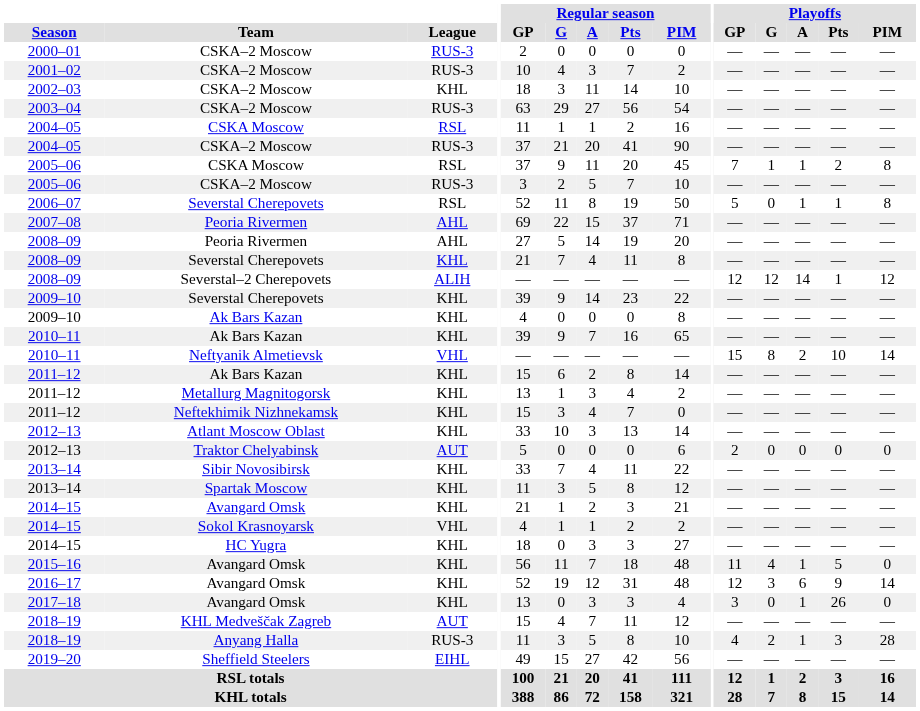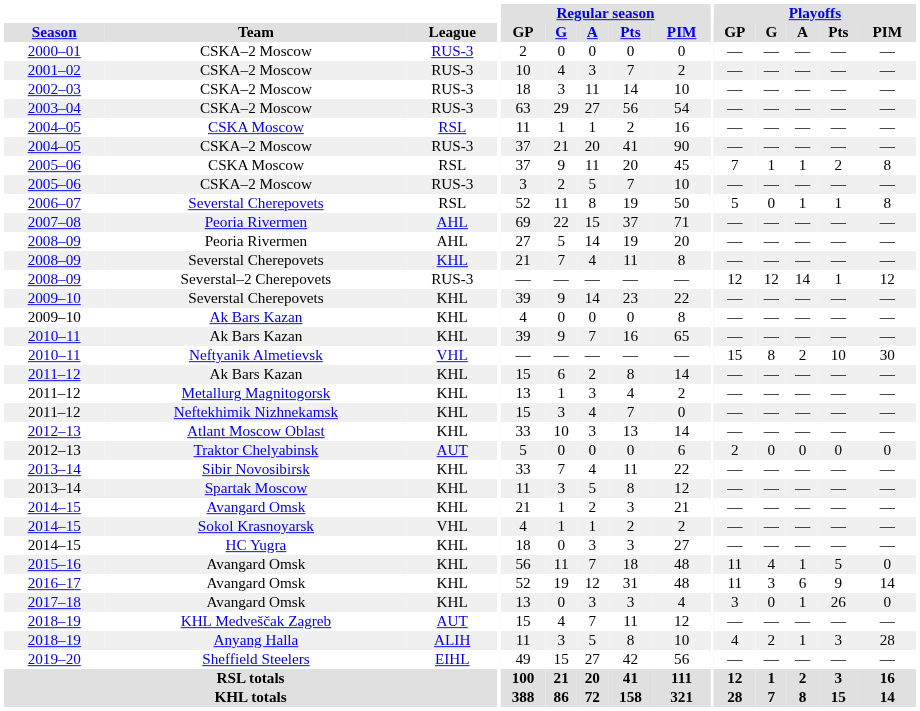(452, 89) KHL -> (452, 89) RUS-3
(452, 279) ALIH -> (452, 279) RUS-3
(887, 355) 14 -> (887, 355) 30
(735, 583) 12 -> (735, 583) 11
(452, 640) RUS-3 -> (452, 640) ALIH
